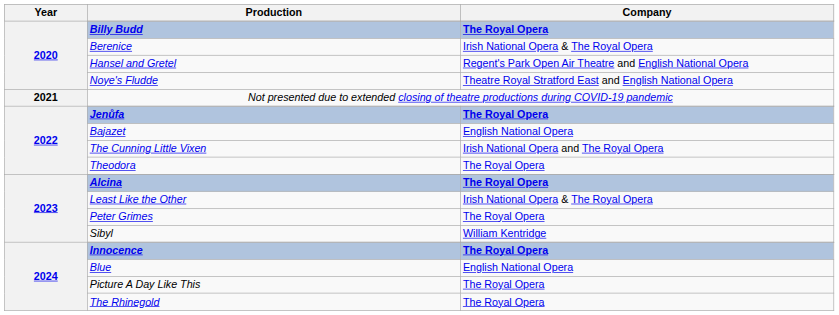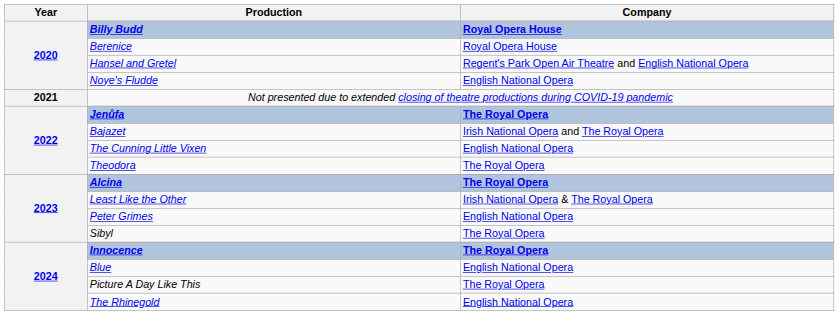(505, 30) The Royal Opera -> (512, 30) Royal Opera House
(558, 47) Irish National Opera & The Royal Opera -> (510, 47) Royal Opera House
(598, 81) Theatre Royal Stratford East and English National Opera -> (518, 81) English National Opera
(518, 132) English National Opera -> (563, 132) Irish National Opera and The Royal Opera
(563, 149) Irish National Opera and The Royal Opera -> (518, 149) English National Opera
(504, 217) The Royal Opera -> (518, 217) English National Opera
(505, 234) William Kentridge -> (504, 234) The Royal Opera
(504, 302) The Royal Opera -> (518, 302) English National Opera
